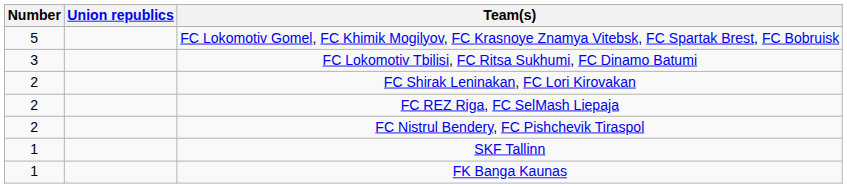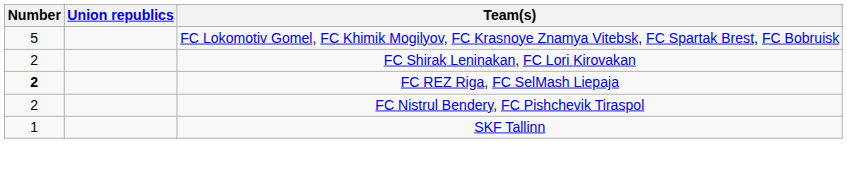- row: (510, 60)
(34, 104) normal -> (34, 82) bold
- row: (510, 171)
